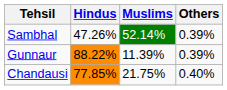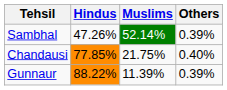rows swapped: (38, 74) <-> (32, 54)
